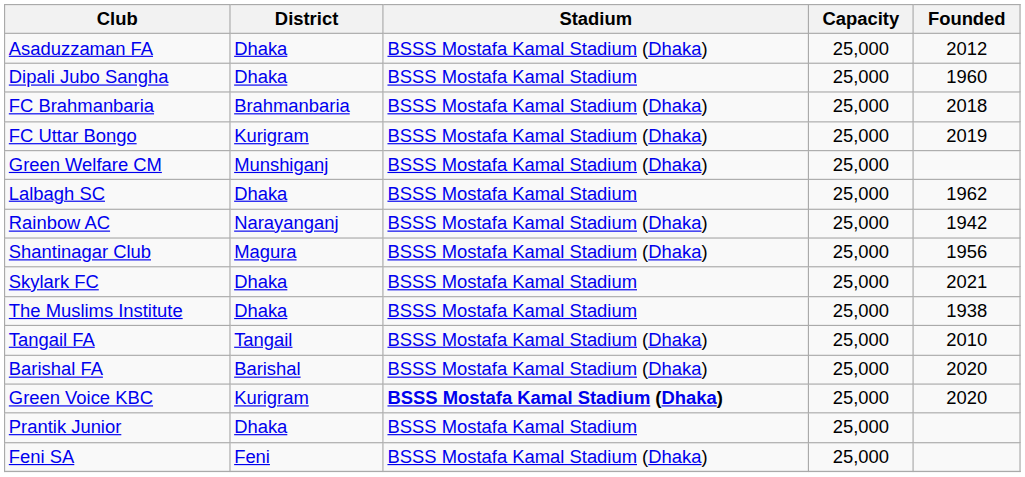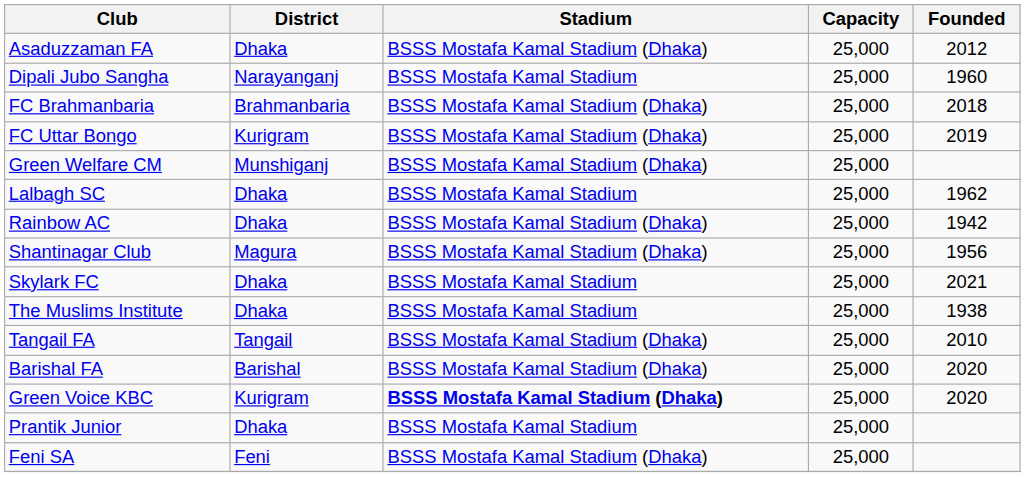(261, 77) Dhaka -> (286, 77) Narayanganj
(286, 223) Narayanganj -> (261, 223) Dhaka
